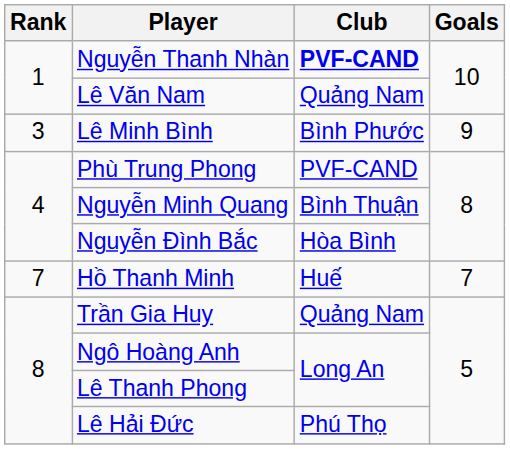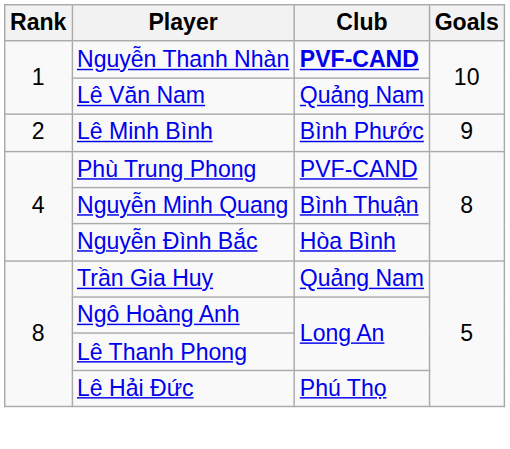(38, 132) 3 -> (38, 132) 2
- row: (156, 278)
